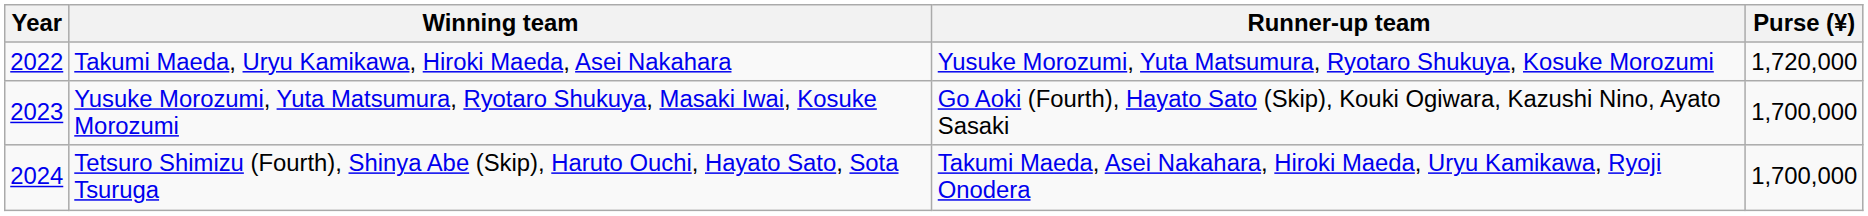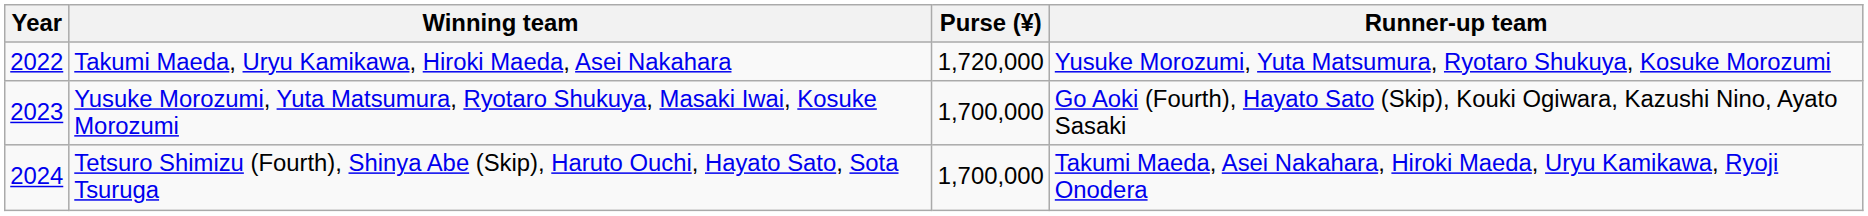columns swapped: (1339, 23) <-> (1804, 23)
